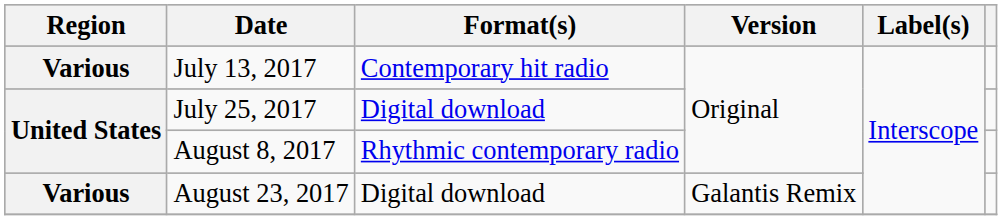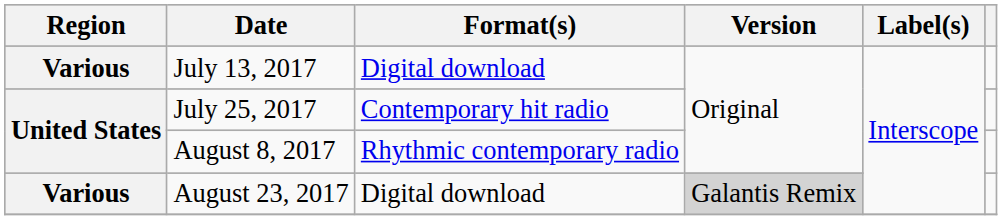(485, 67) Contemporary hit radio -> (453, 67) Digital download
(453, 109) Digital download -> (485, 109) Contemporary hit radio
(774, 192) no background -> (774, 192) lightgrey background
